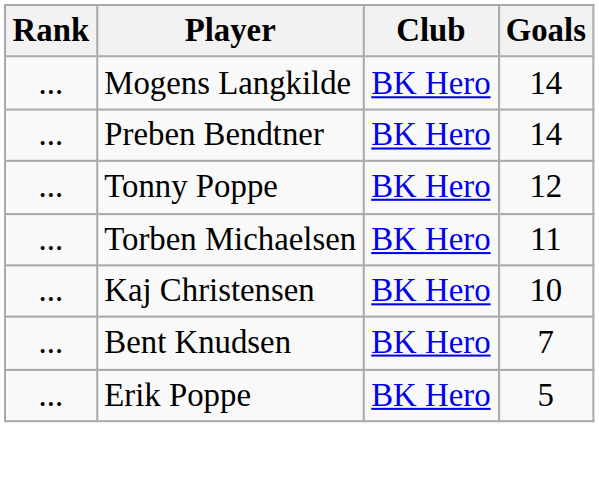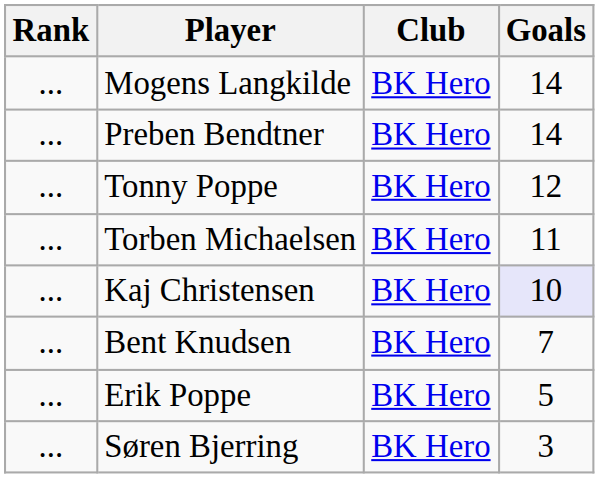(546, 290) no background -> (546, 290) lavender background
+ row: (201, 446)
